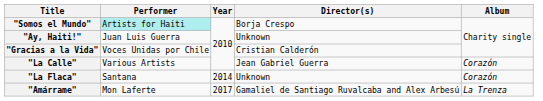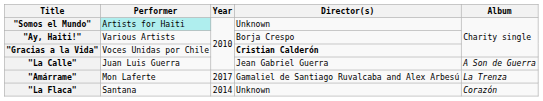(265, 24) Borja Crespo -> (253, 24) Unknown
(141, 37) Juan Luis Guerra -> (139, 37) Various Artists
(253, 37) Unknown -> (265, 37) Borja Crespo
(277, 50) normal -> (277, 50) bold
(139, 63) Various Artists -> (141, 63) Juan Luis Guerra
(480, 63) Corazón -> (500, 63) A Son de Guerra
rows swapped: (52, 77) <-> (52, 90)
